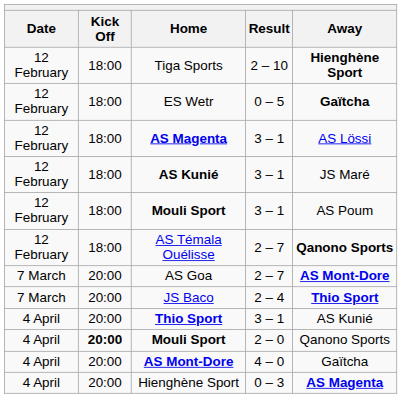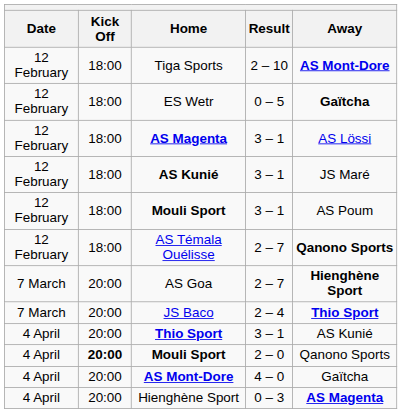(345, 65) Hienghène Sport -> (345, 65) AS Mont-Dore
(345, 276) AS Mont-Dore -> (345, 283) Hienghène Sport
